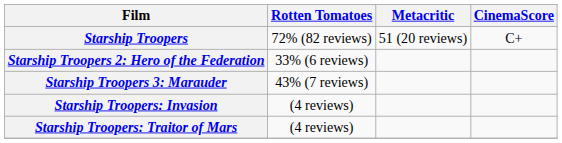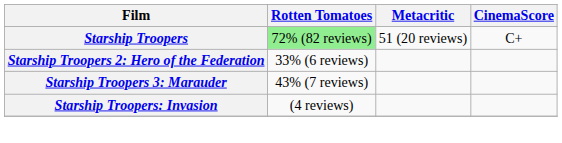(322, 37) no background -> (322, 37) lightgreen background
- row: (136, 127)
